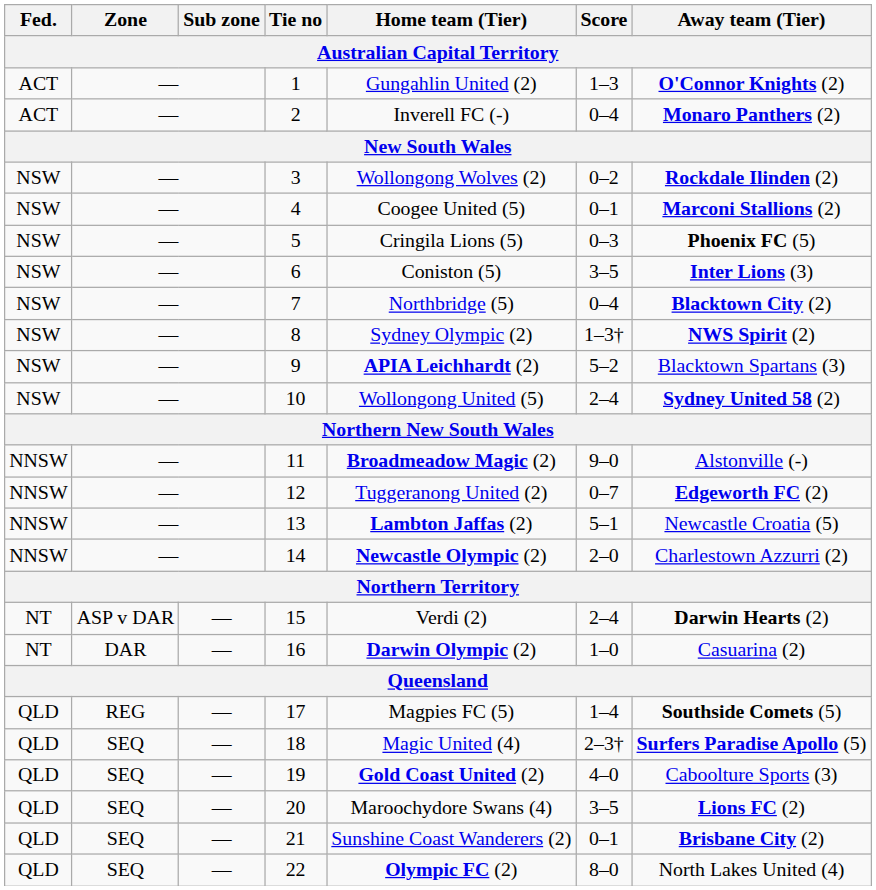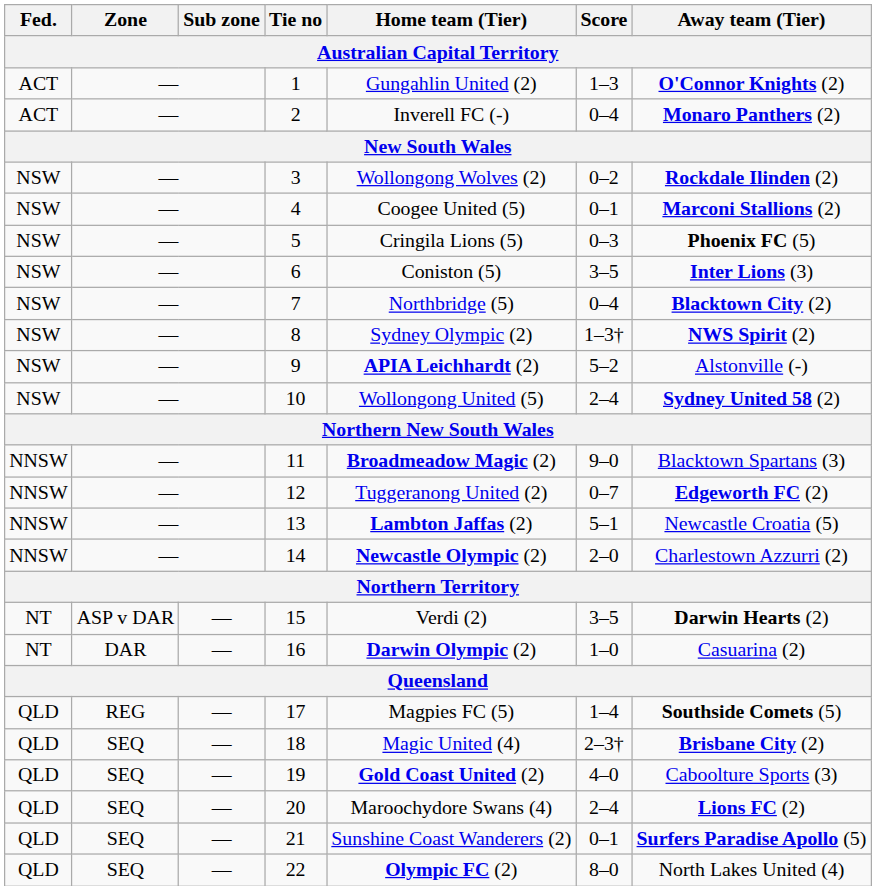(751, 366) Blacktown Spartans (3) -> (751, 366) Alstonville (-)
(751, 460) Alstonville (-) -> (751, 460) Blacktown Spartans (3)
(604, 618) 2–4 -> (604, 618) 3–5
(751, 743) Surfers Paradise Apollo (5) -> (751, 743) Brisbane City (2)
(604, 806) 3–5 -> (604, 806) 2–4
(751, 838) Brisbane City (2) -> (751, 838) Surfers Paradise Apollo (5)
